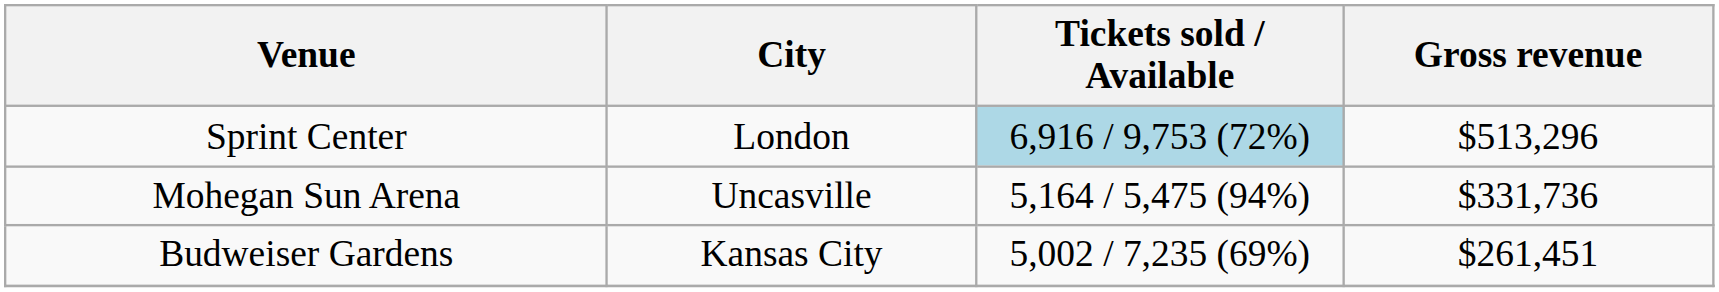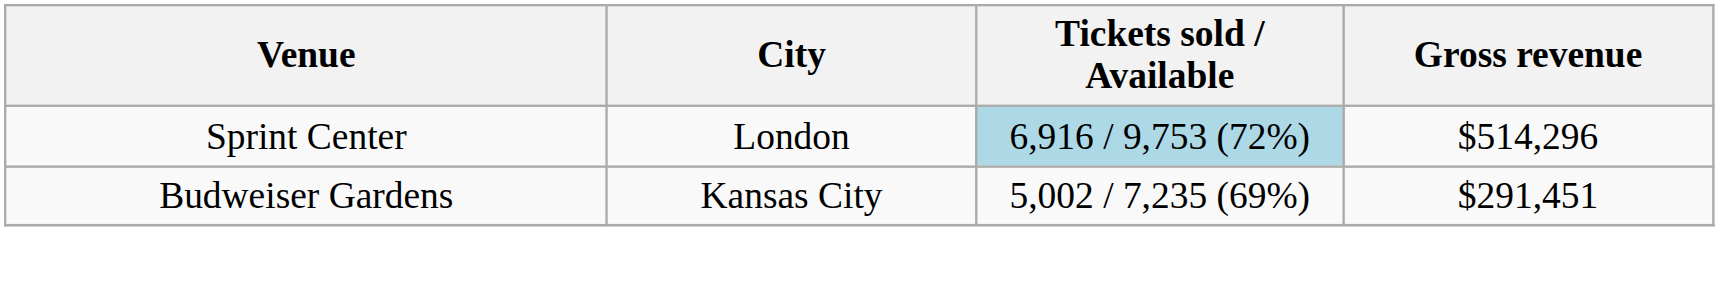(1528, 135) $513,296 -> (1528, 135) $514,296
- row: (306, 195)
(1528, 254) $261,451 -> (1528, 195) $291,451
